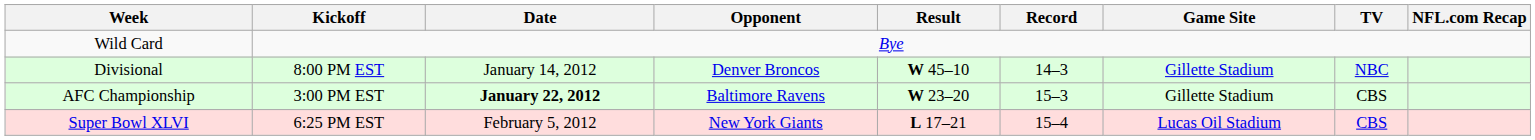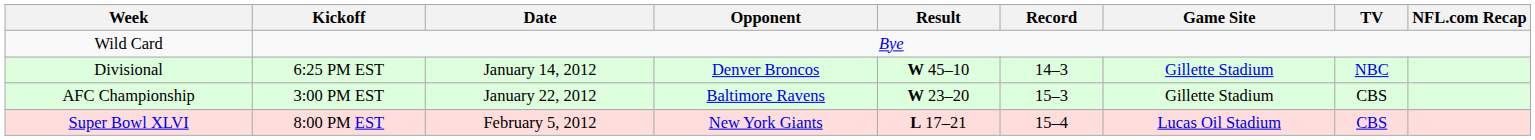(339, 69) 8:00 PM EST -> (339, 69) 6:25 PM EST
(540, 95) bold -> (540, 95) normal
(339, 122) 6:25 PM EST -> (339, 122) 8:00 PM EST
